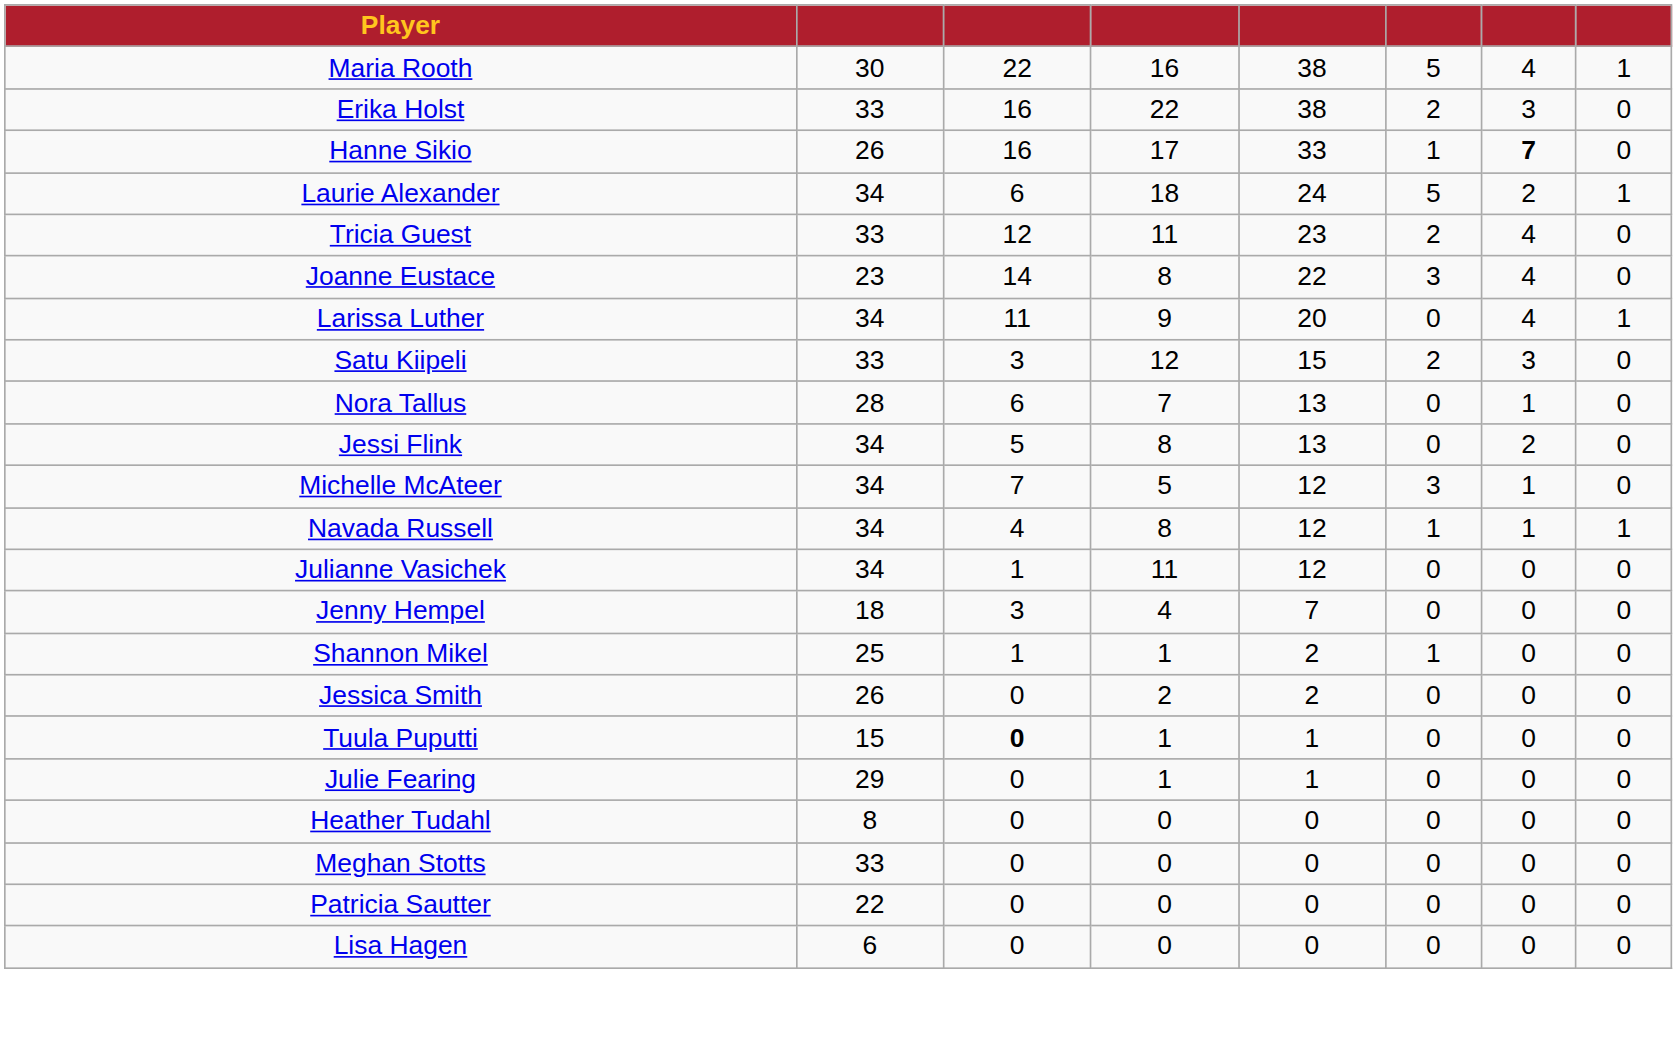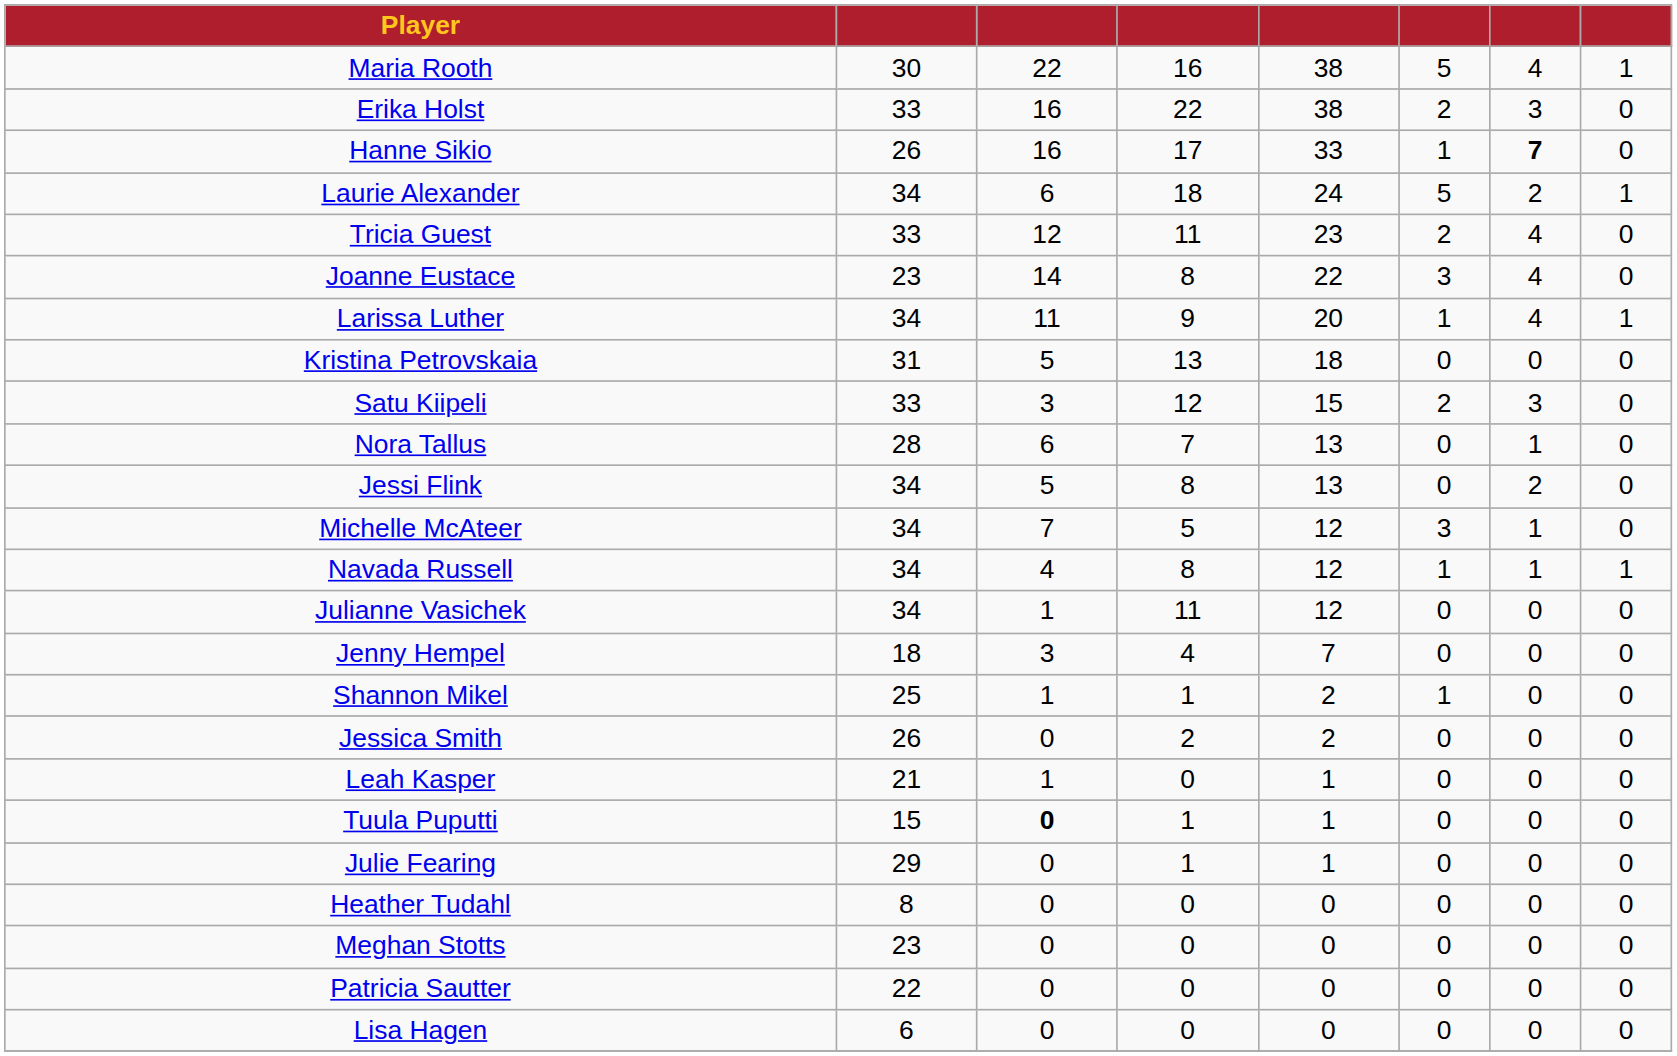(1433, 318) 0 -> (1444, 318) 1
+ row: (420, 360)
+ row: (420, 779)
(870, 862) 33 -> (906, 946) 23
